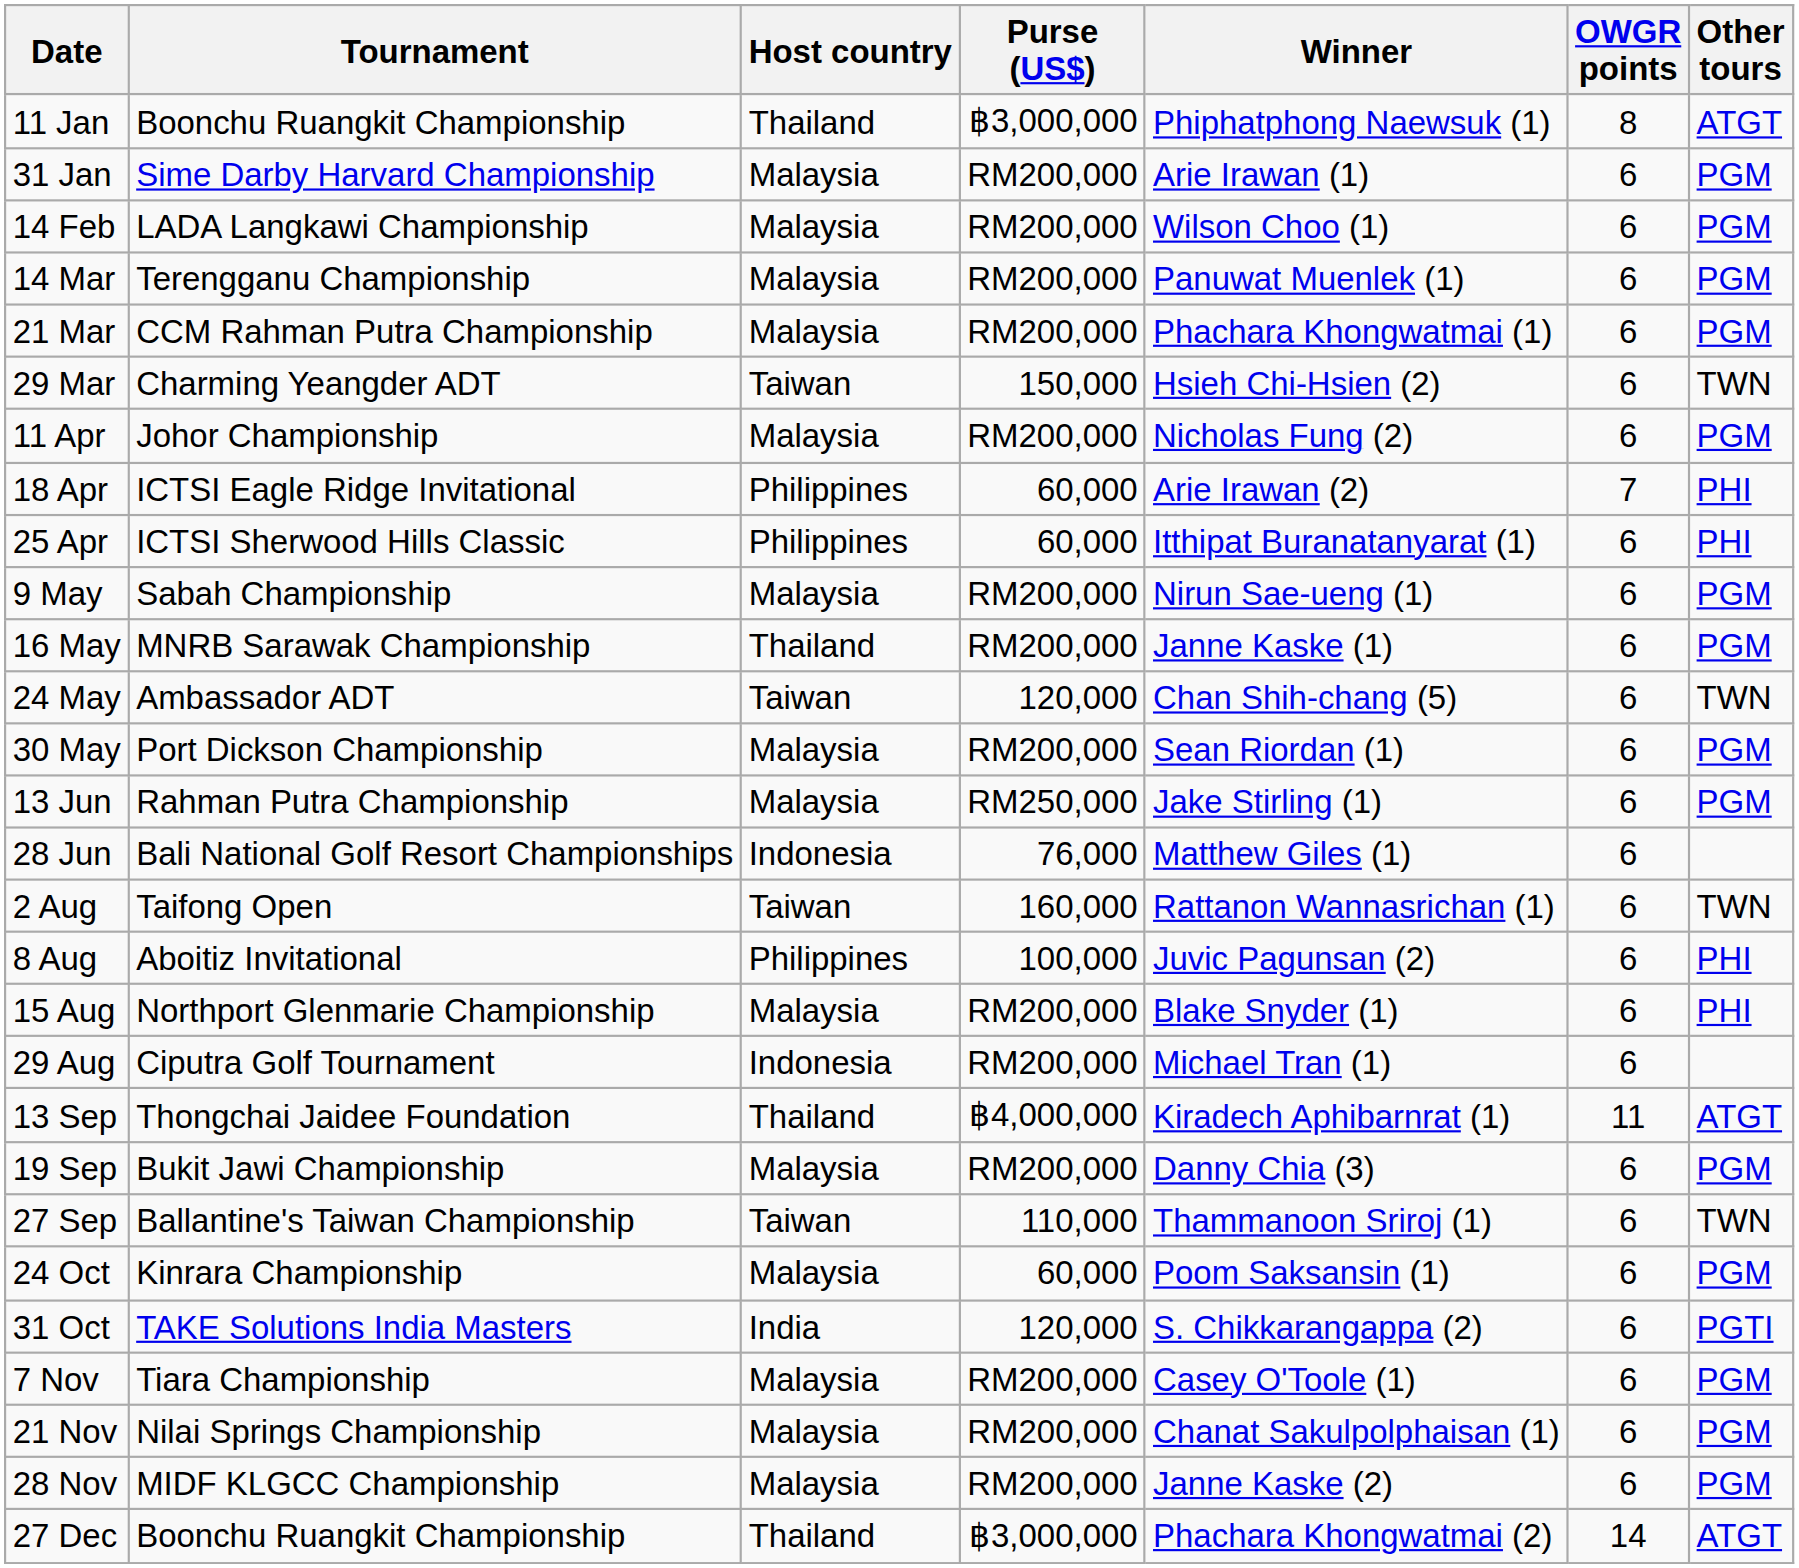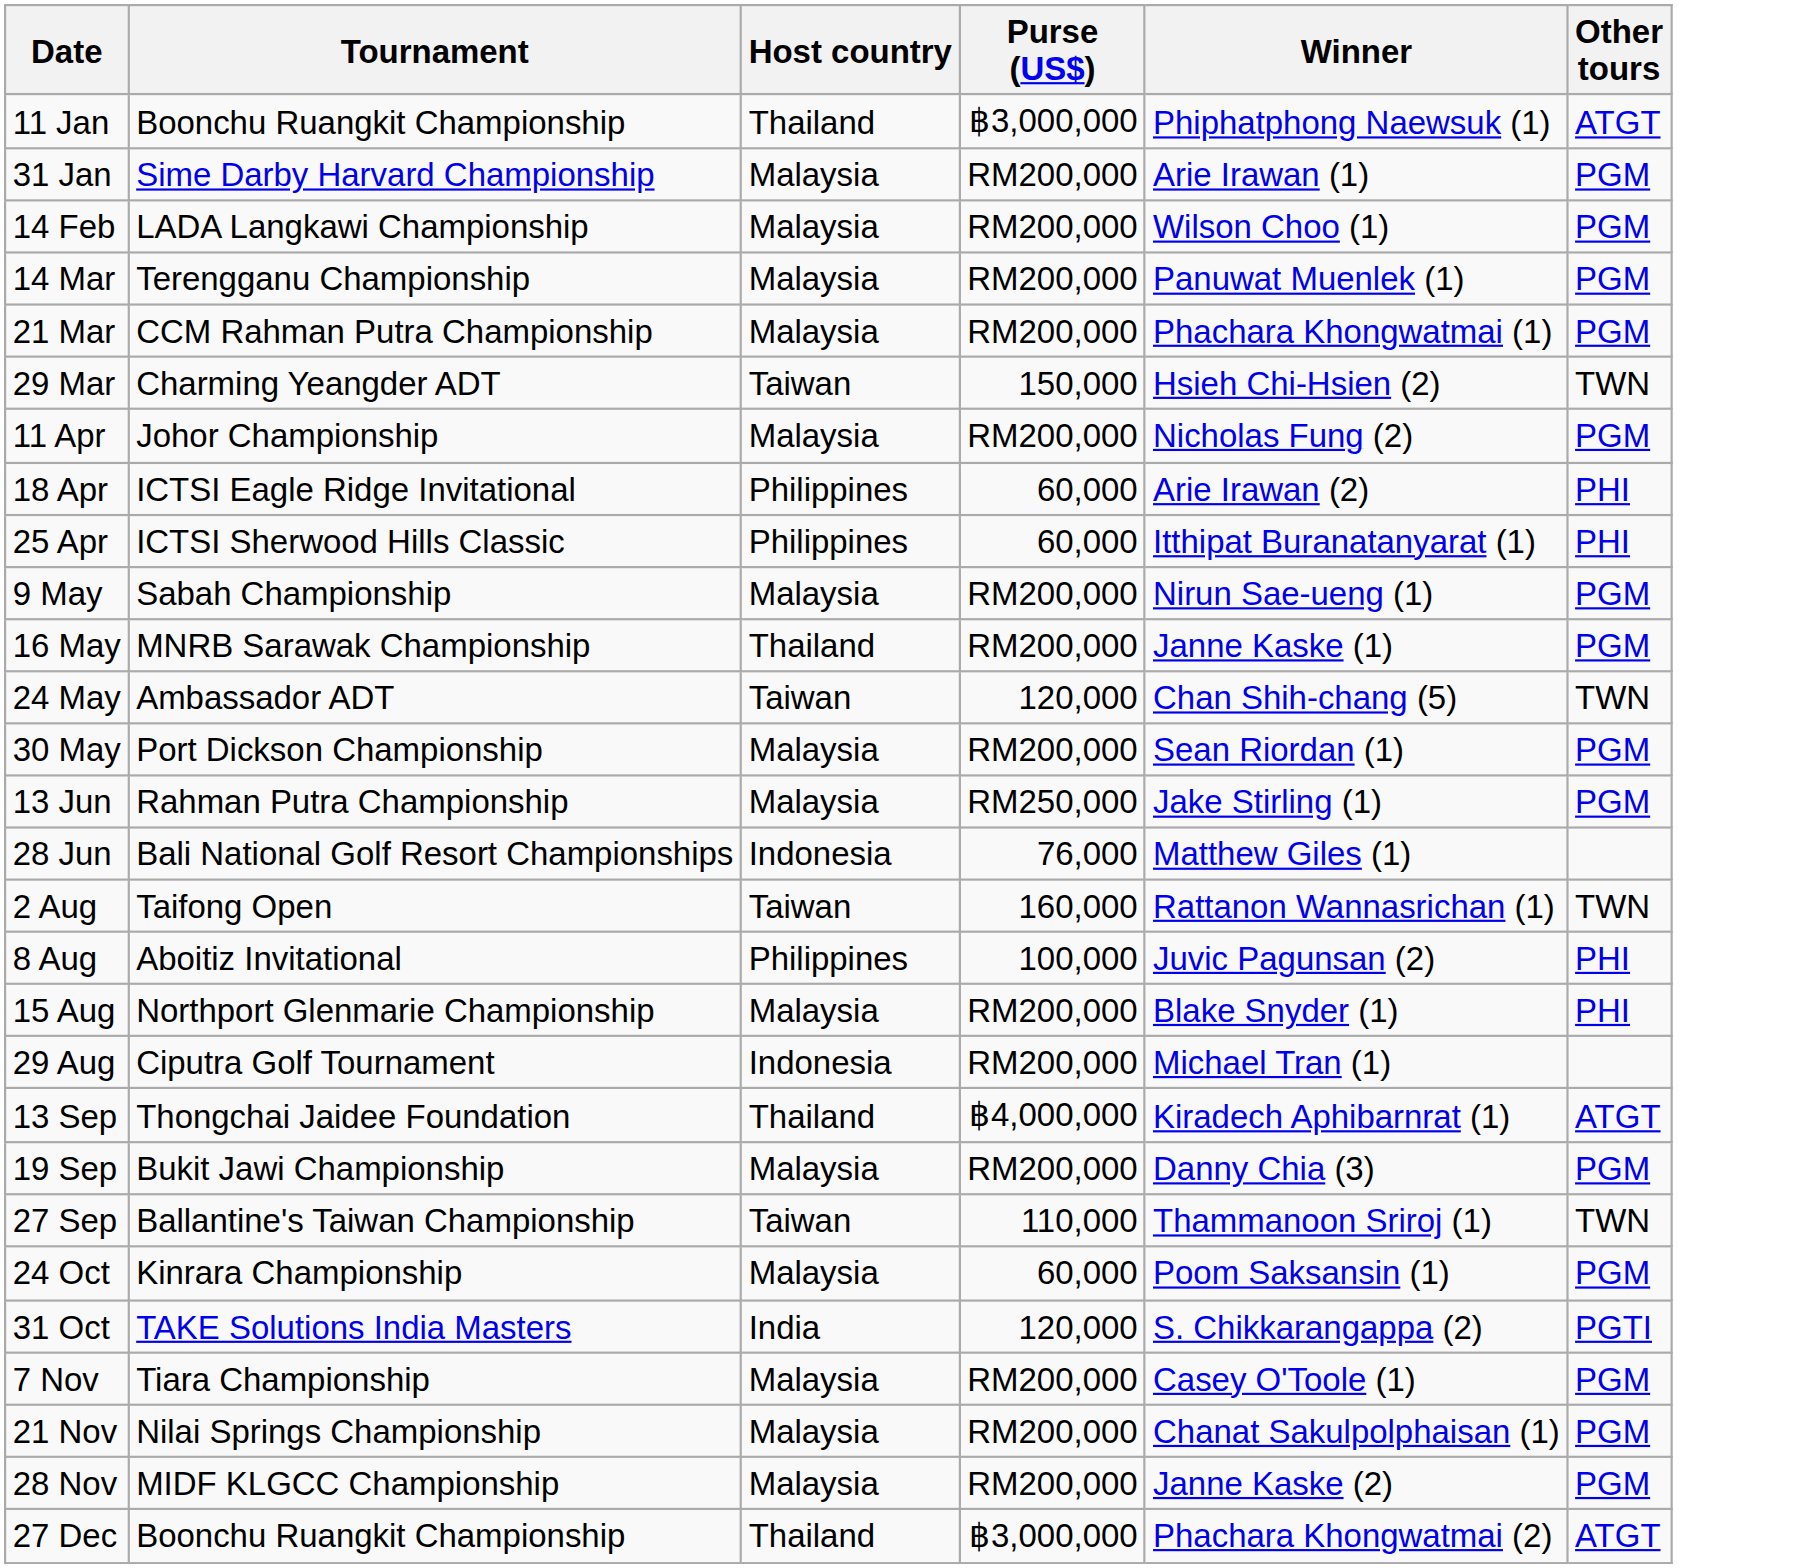- column: (1628, 50)
